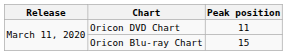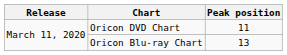(244, 42) 15 -> (244, 42) 13
